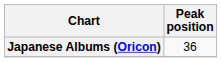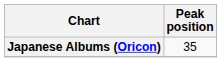(190, 47) 36 -> (190, 47) 35
